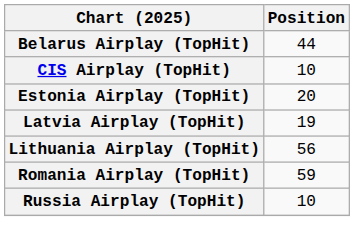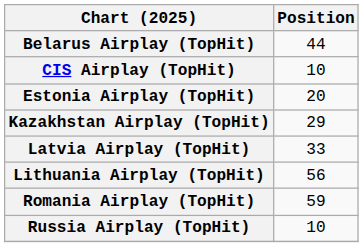+ row: (139, 123)
(306, 123) 19 -> (316, 149) 33
